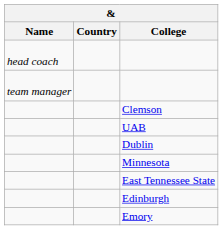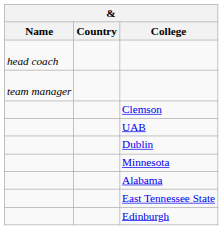+ row: (39, 181)
- row: (39, 216)
